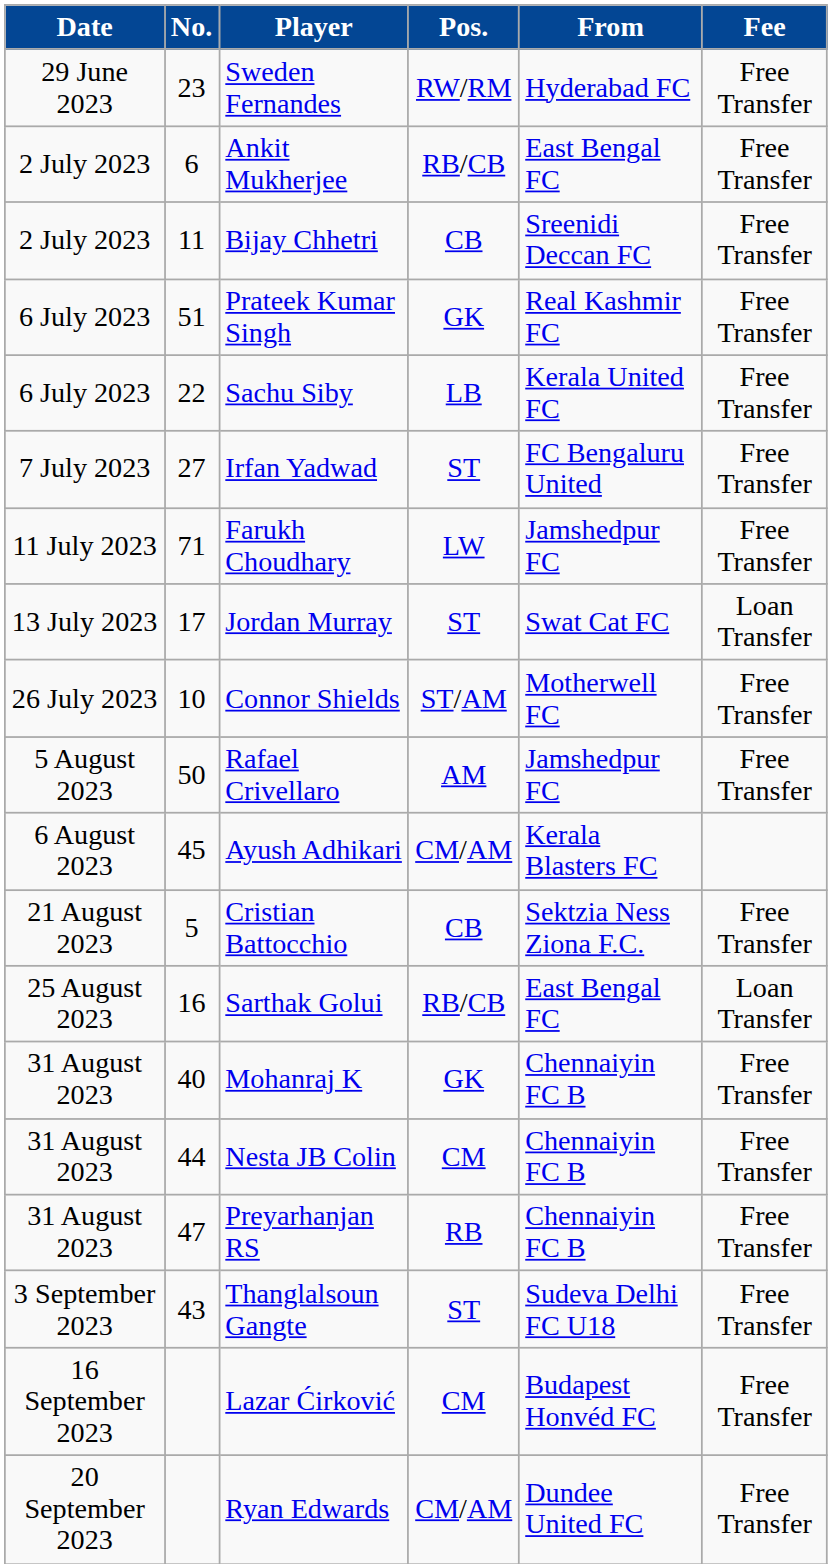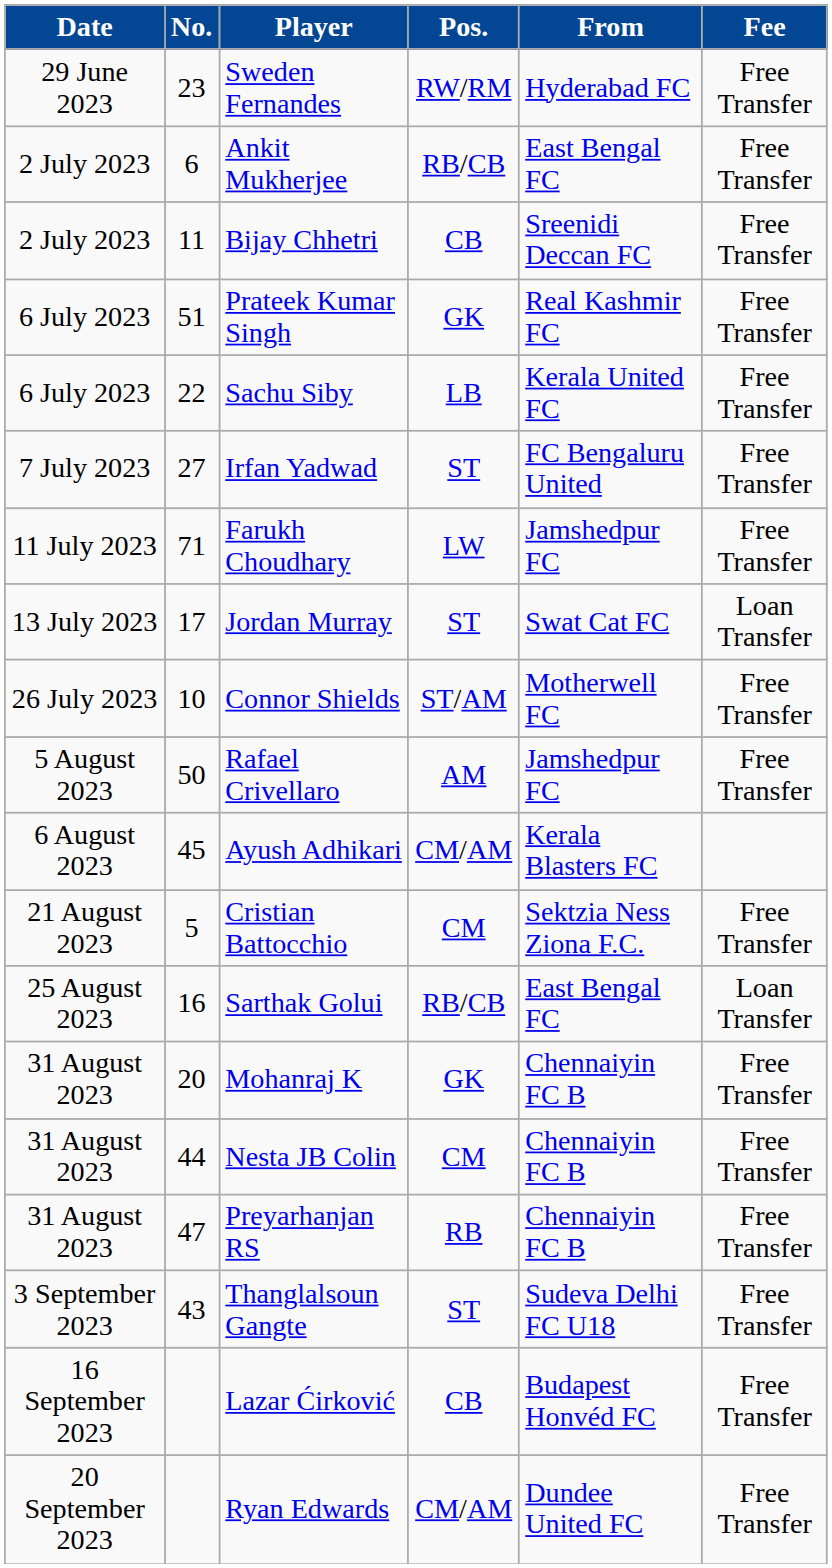(464, 927) CB -> (464, 927) CM
(192, 1079) 40 -> (192, 1079) 20
(464, 1400) CM -> (464, 1400) CB
